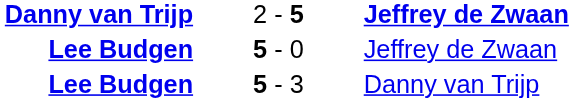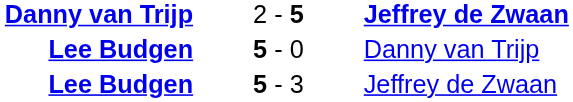(460, 49) Jeffrey de Zwaan -> (452, 49) Danny van Trijp
(452, 84) Danny van Trijp -> (460, 84) Jeffrey de Zwaan
